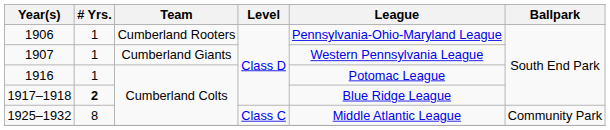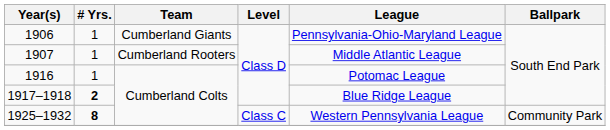(177, 35) Cumberland Rooters -> (177, 35) Cumberland Giants
(177, 55) Cumberland Giants -> (177, 55) Cumberland Rooters
(397, 55) Western Pennsylvania League -> (397, 55) Middle Atlantic League
(94, 116) normal -> (94, 116) bold
(397, 116) Middle Atlantic League -> (397, 116) Western Pennsylvania League
